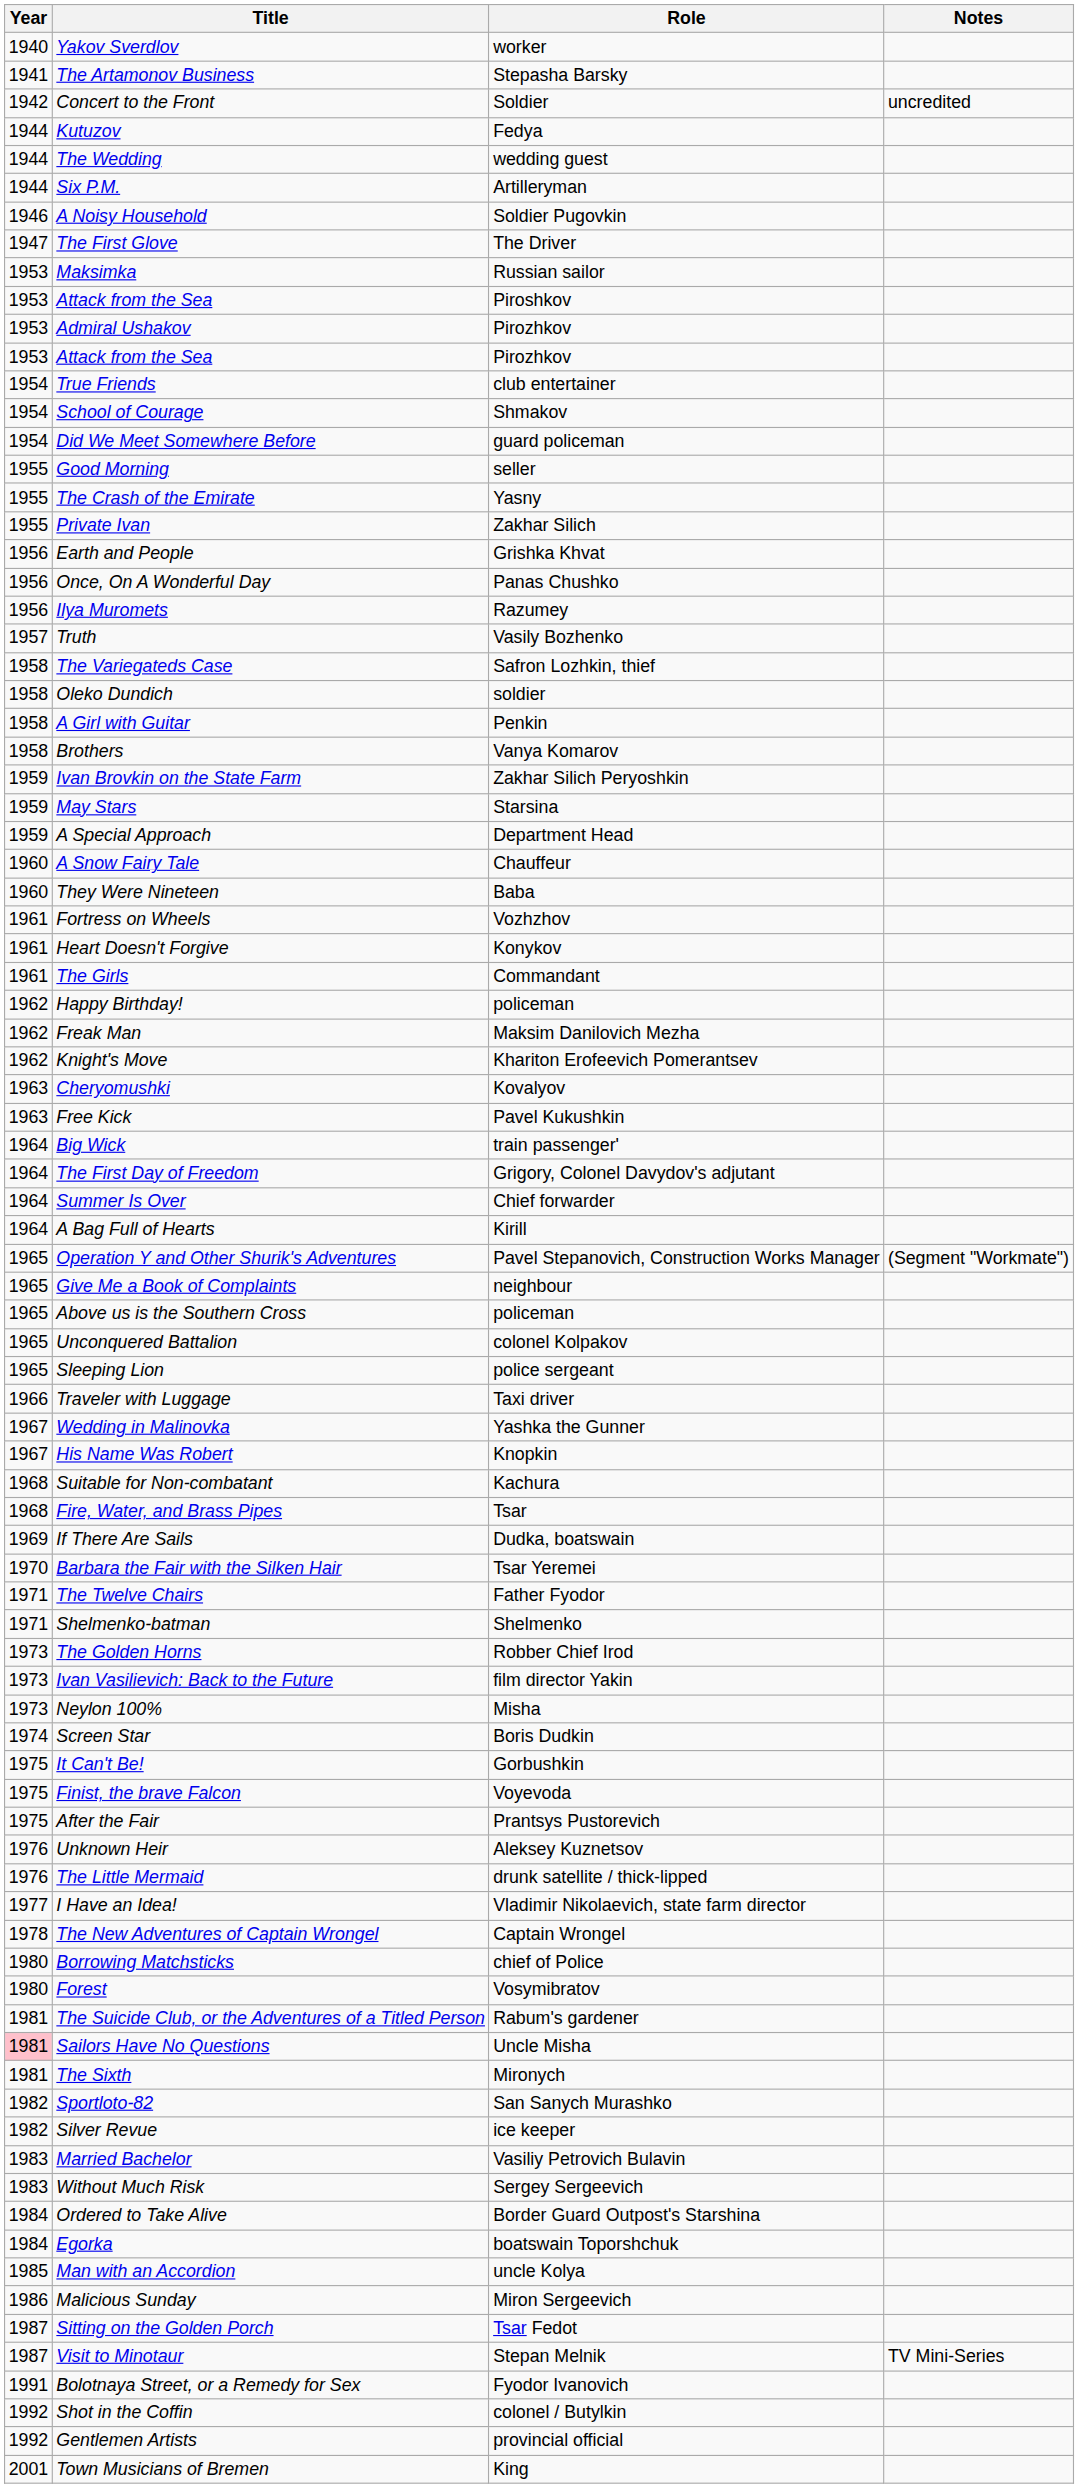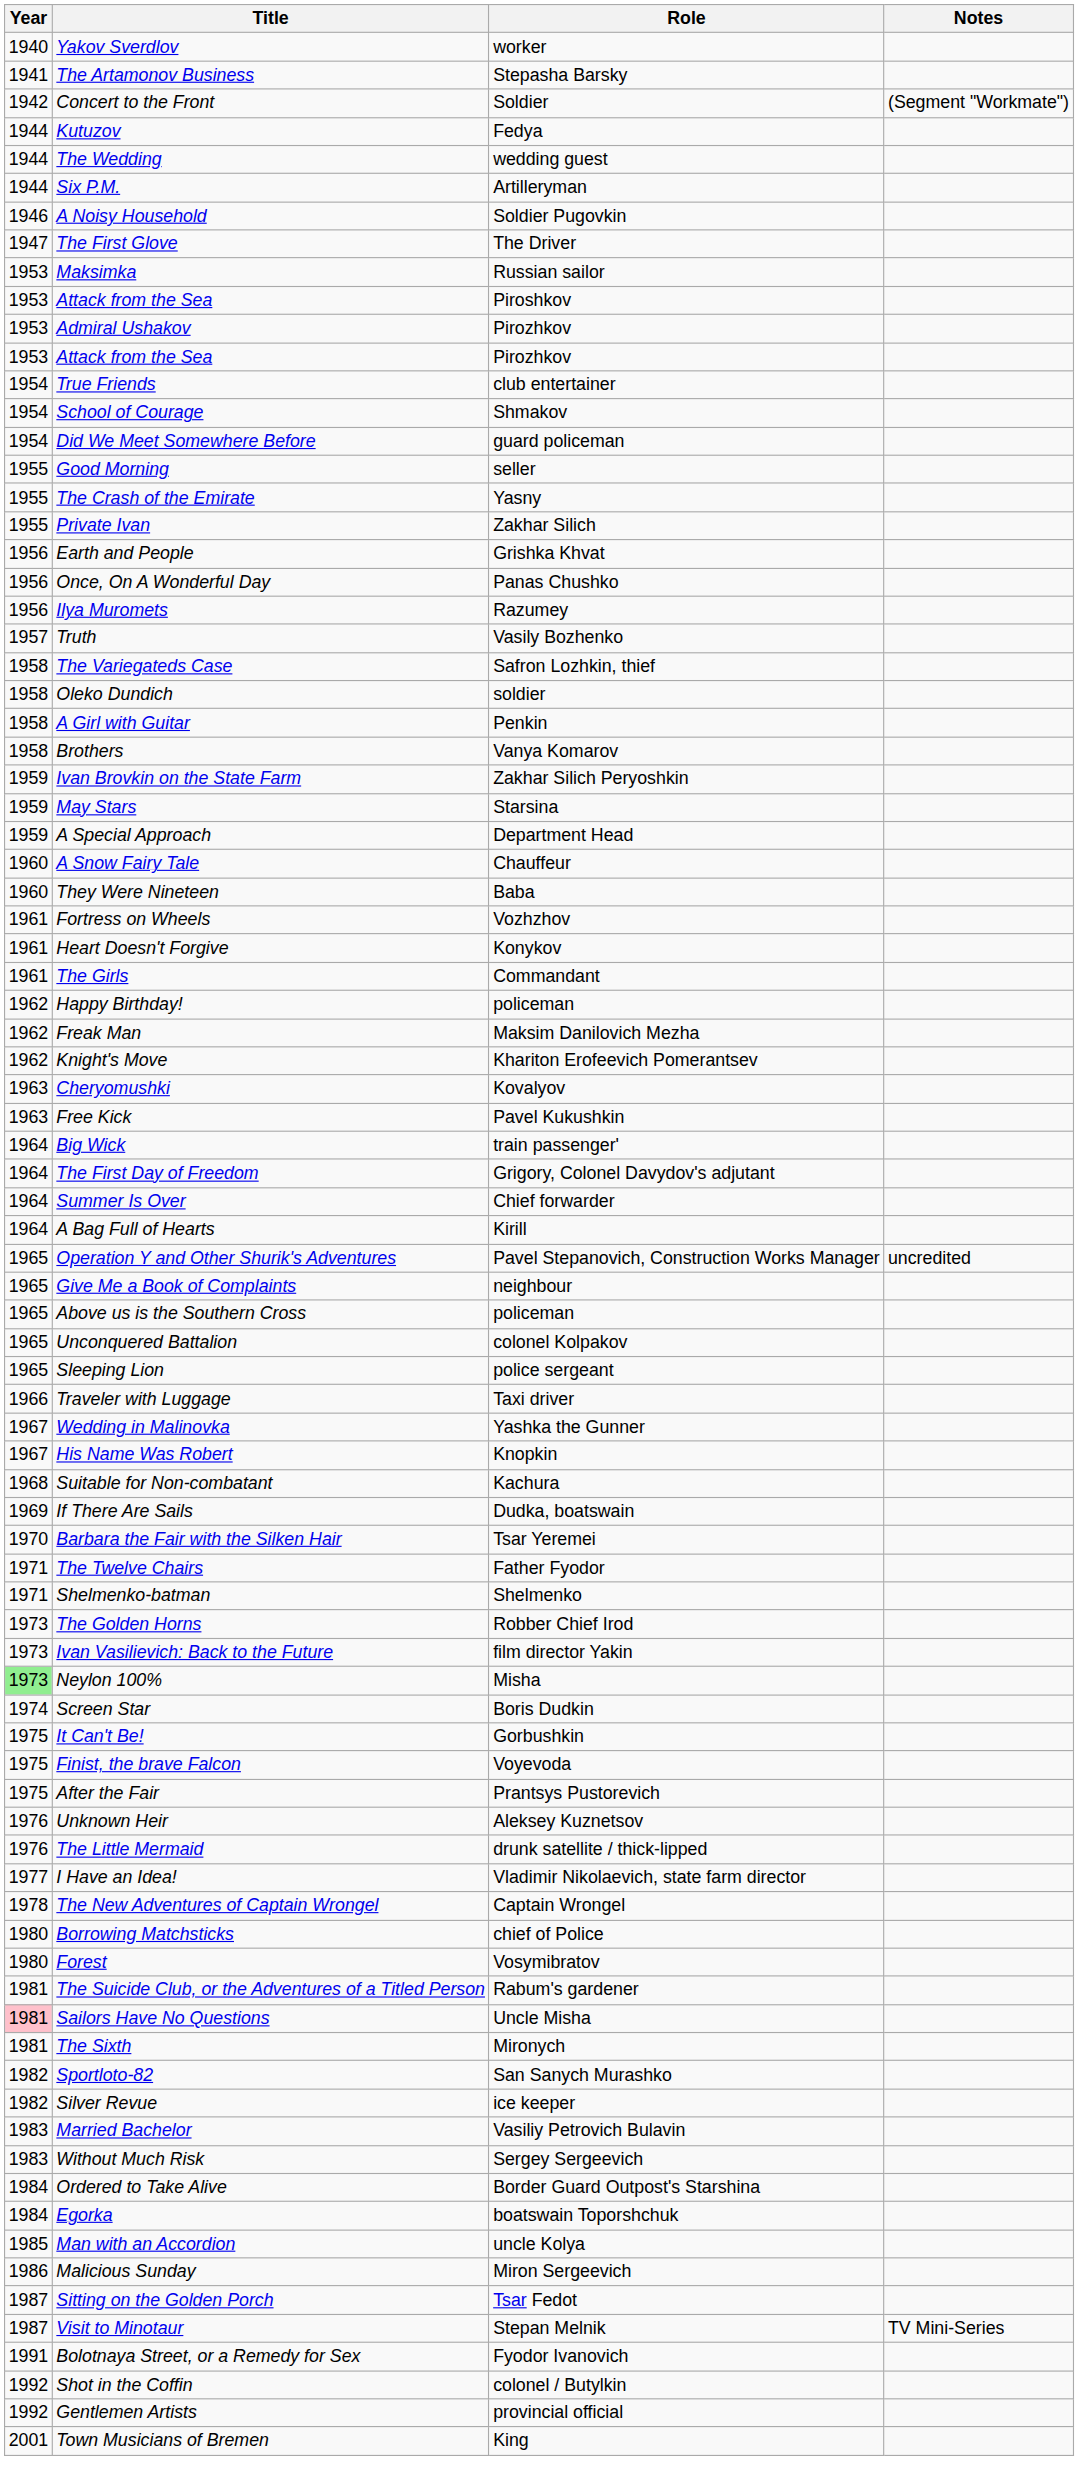(929, 103) uncredited -> (979, 103) (Segment "Workmate")
(979, 1257) (Segment "Workmate") -> (929, 1257) uncredited
- row: (169, 1511)
(28, 1708) no background -> (28, 1680) lightgreen background
